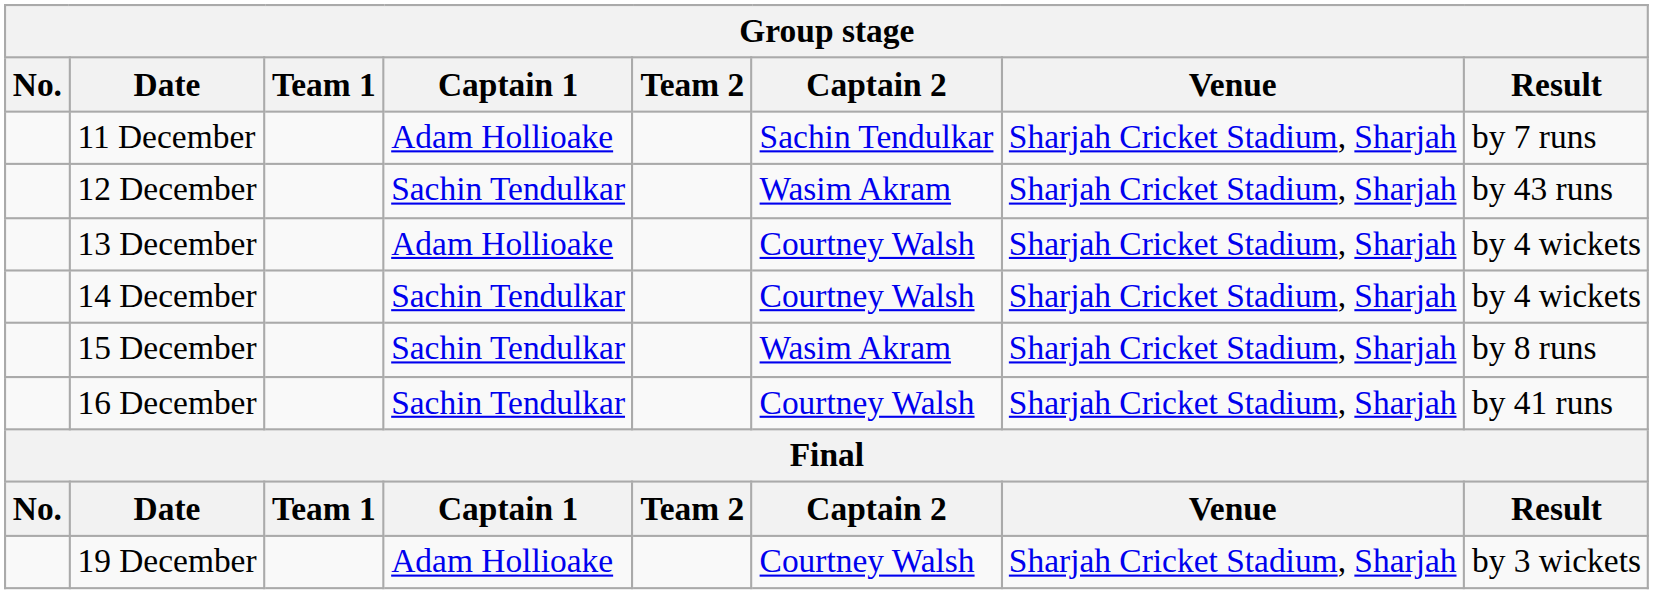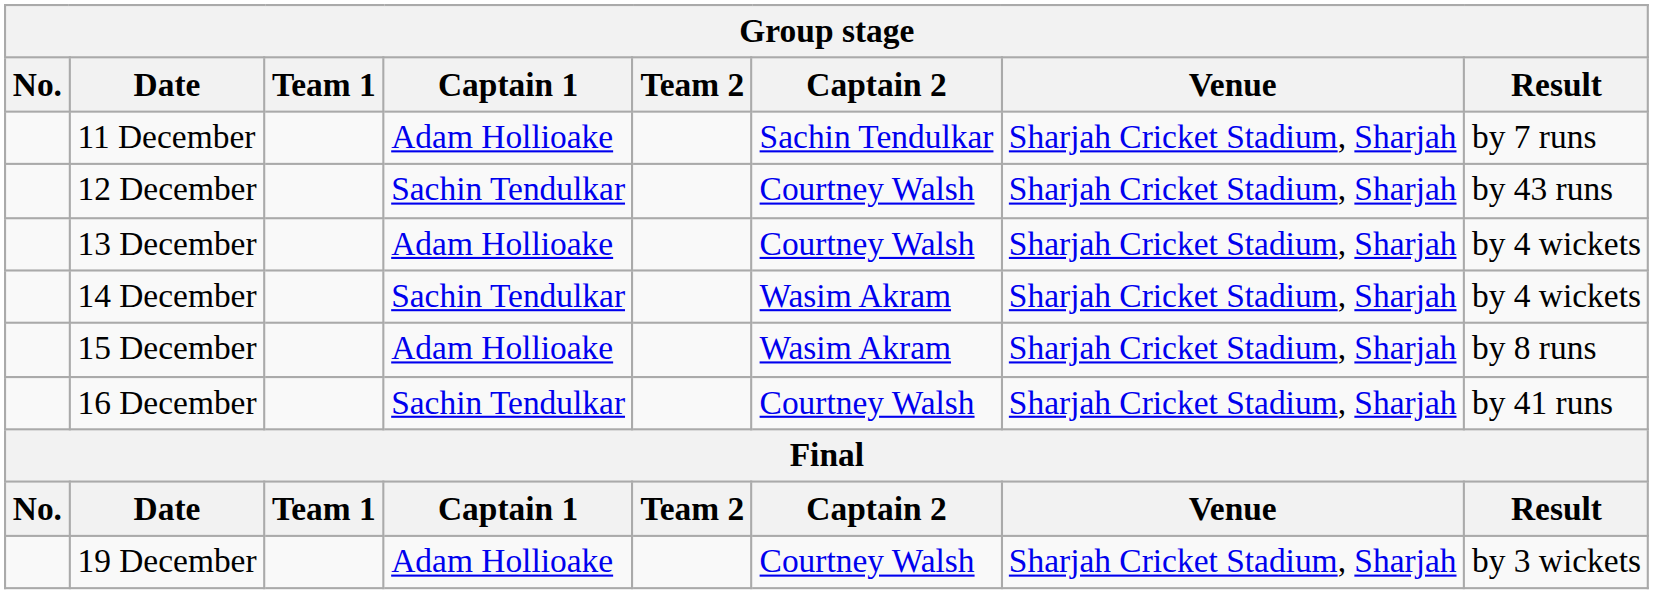(855, 190) Wasim Akram -> (867, 190) Courtney Walsh
(867, 296) Courtney Walsh -> (855, 296) Wasim Akram
(508, 349) Sachin Tendulkar -> (502, 349) Adam Hollioake
